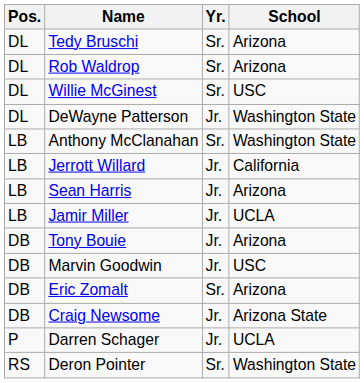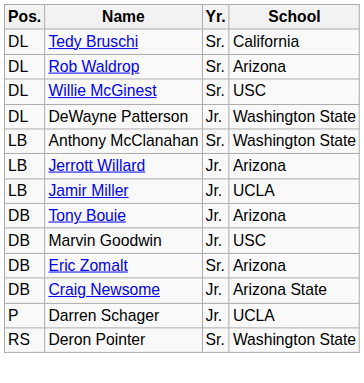(259, 41) Arizona -> (266, 41) California
(266, 166) California -> (259, 166) Arizona
- row: (90, 191)
